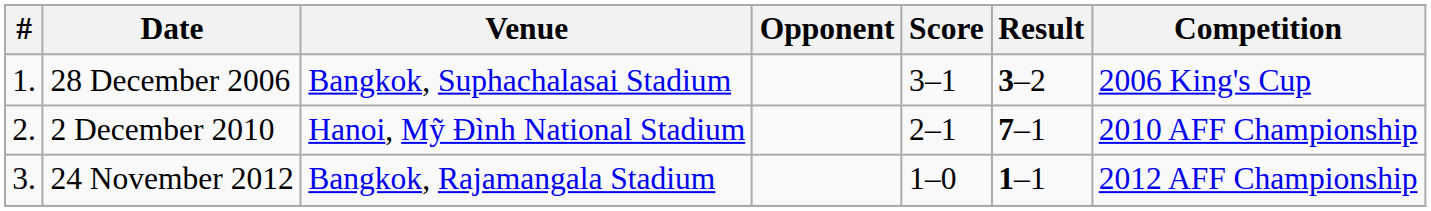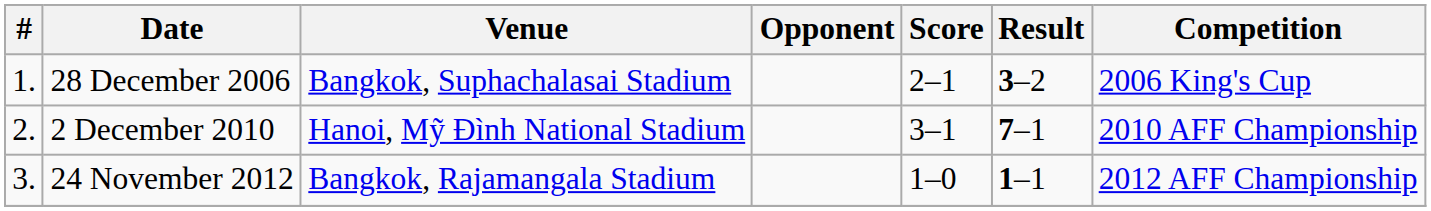(933, 79) 3–1 -> (933, 79) 2–1
(933, 129) 2–1 -> (933, 129) 3–1
